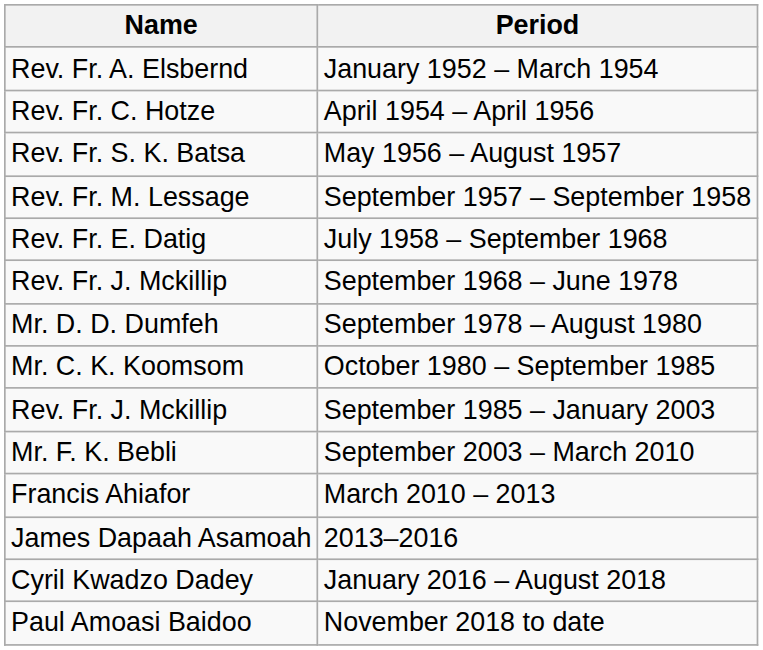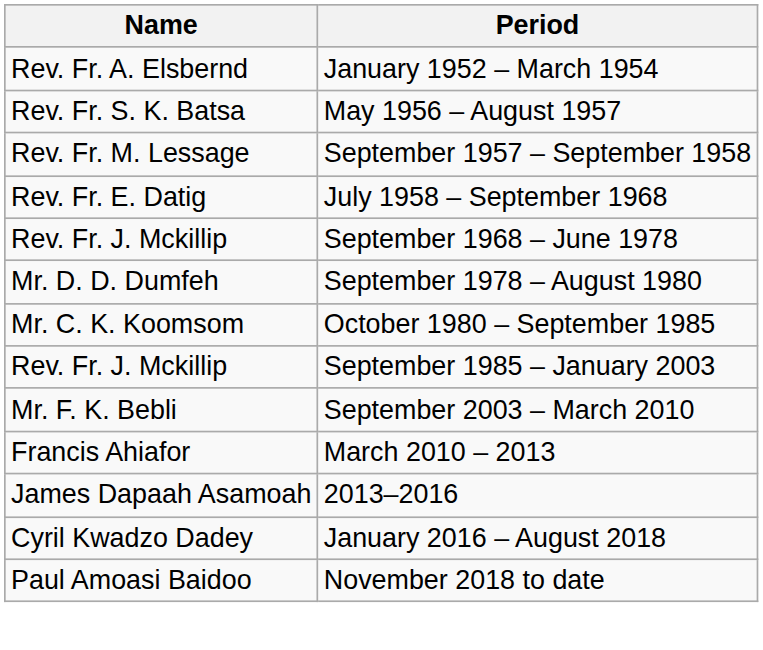- row: (459, 111)
